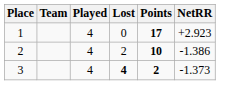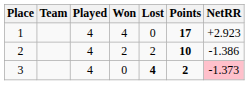+ column: (124, 13)
(195, 70) no background -> (224, 70) pink background
